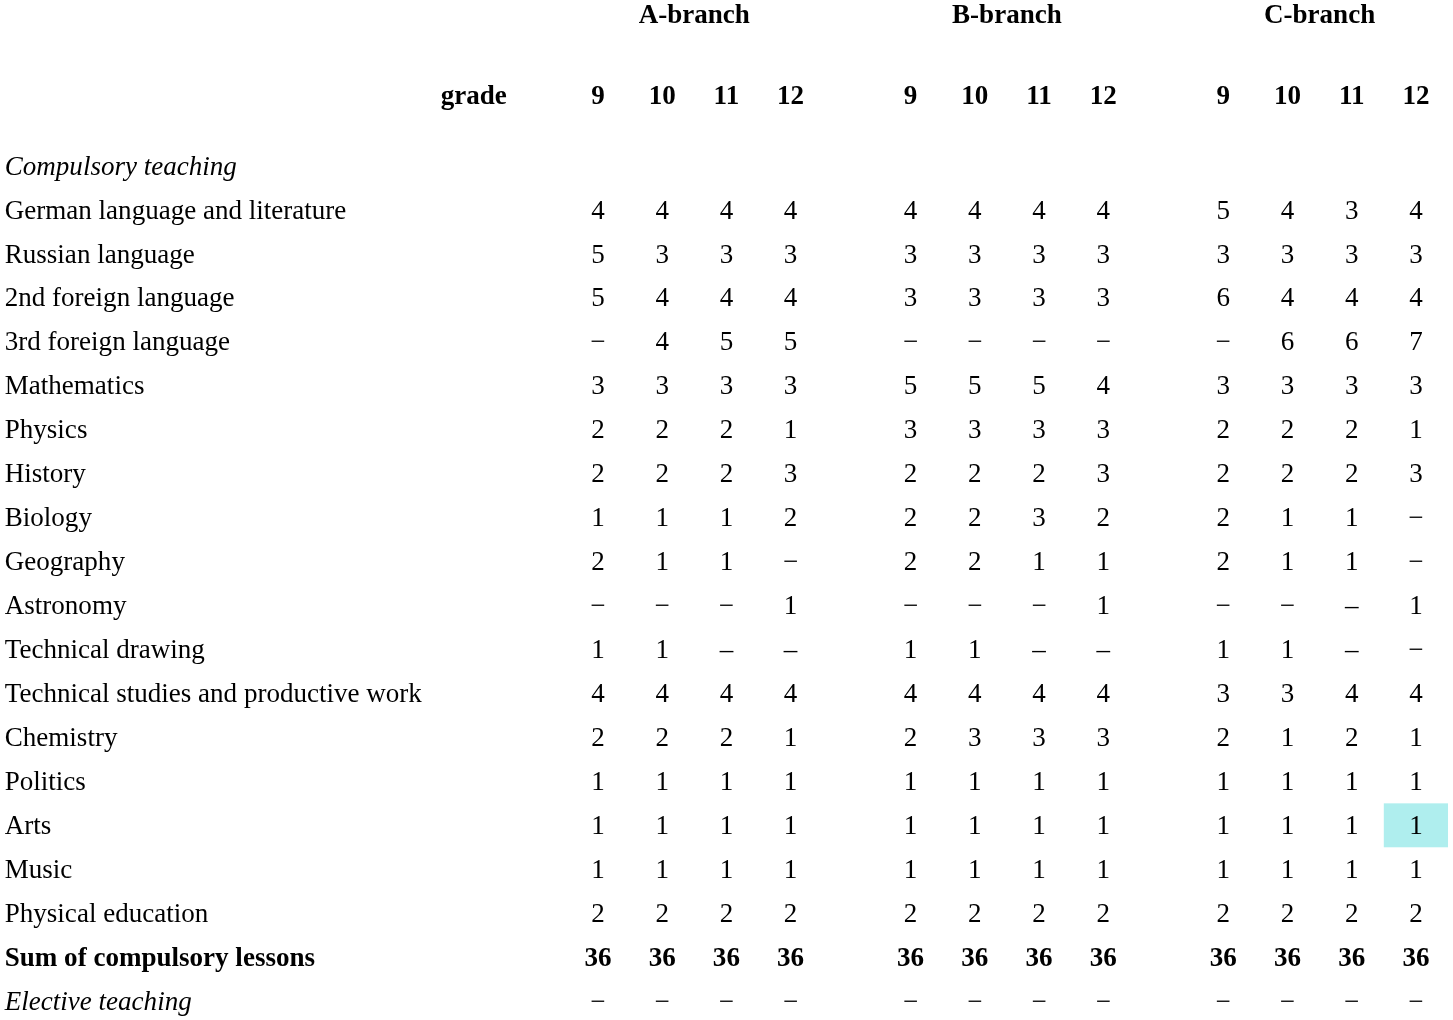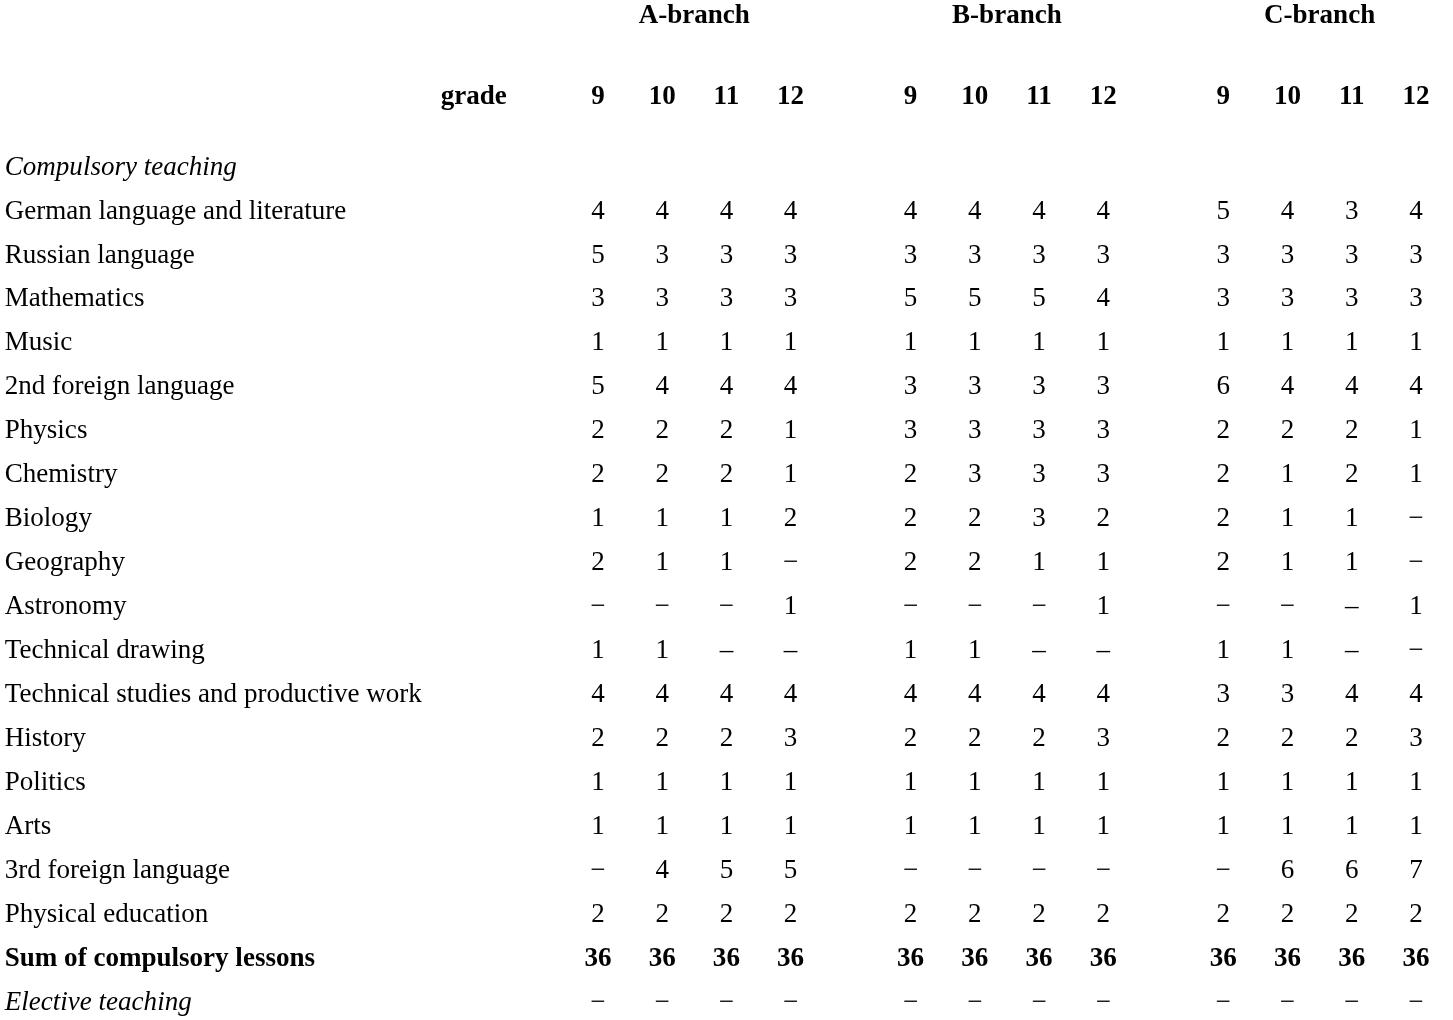rows swapped: (120, 297) <-> (75, 385)
rows swapped: (117, 341) <-> (39, 868)
rows swapped: (61, 737) <-> (45, 473)
(1416, 824) paleturquoise background -> (1416, 824) no background
